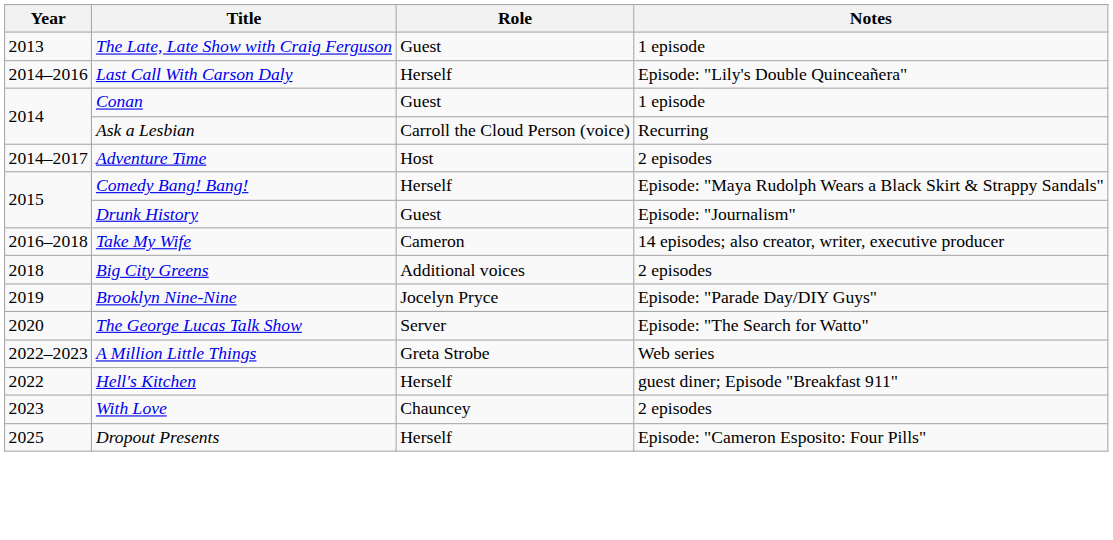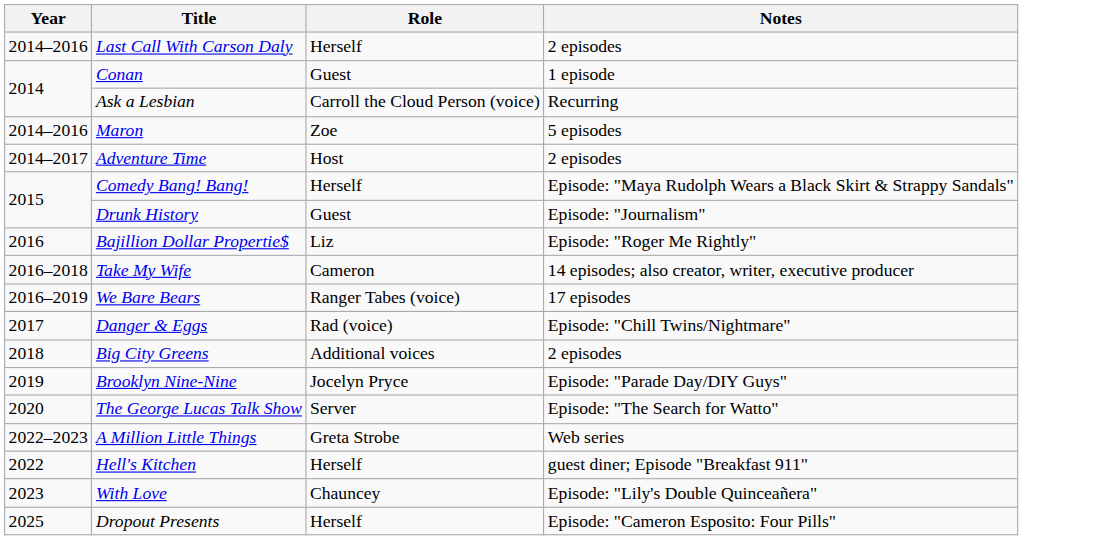- row: (244, 46)
(773, 74) Episode: "Lily's Double Quinceañera" -> (585, 46) 2 episodes
+ row: (120, 130)
+ row: (192, 241)
+ row: (148, 297)
+ row: (152, 325)
(675, 409) 2 episodes -> (682, 492) Episode: "Lily's Double Quinceañera"
